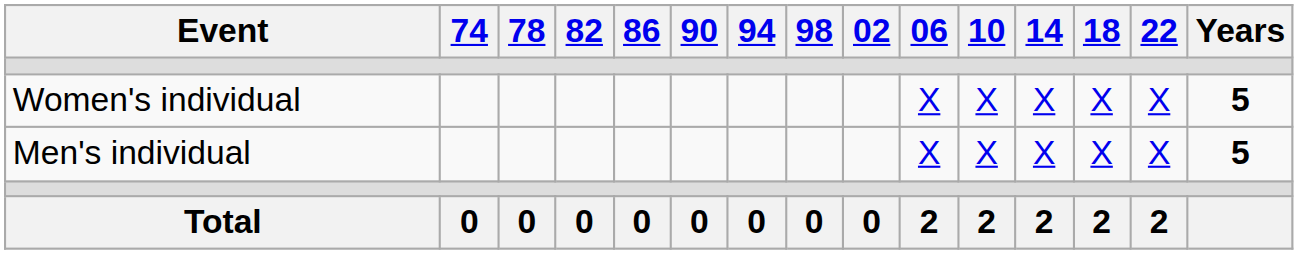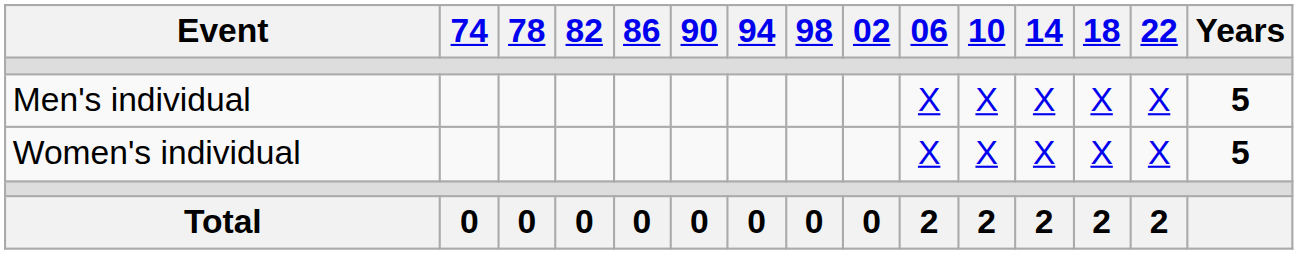rows swapped: (132, 153) <-> (157, 99)
